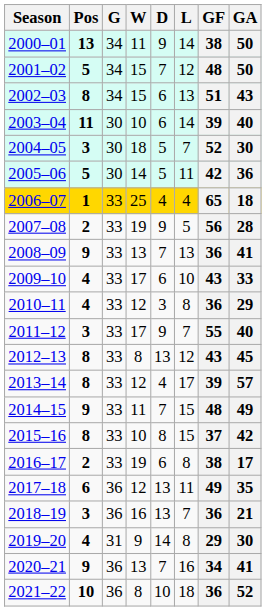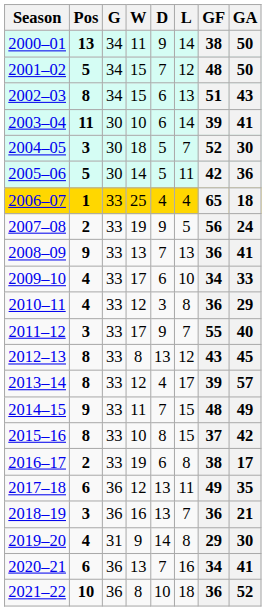(245, 122) 40 -> (245, 122) 41
(245, 226) 28 -> (245, 226) 24
(214, 278) 43 -> (214, 278) 34
(86, 566) 9 -> (86, 566) 6
